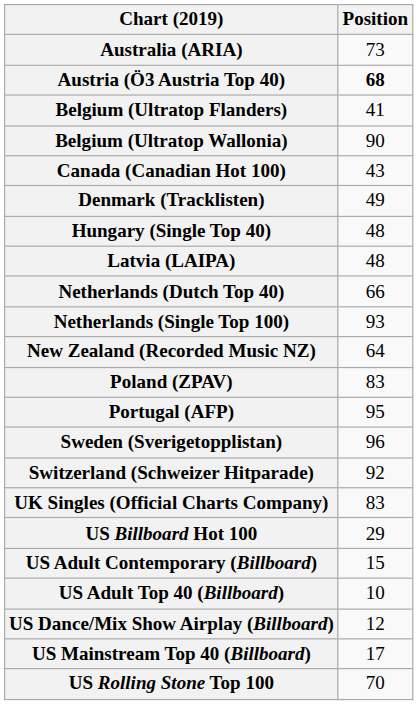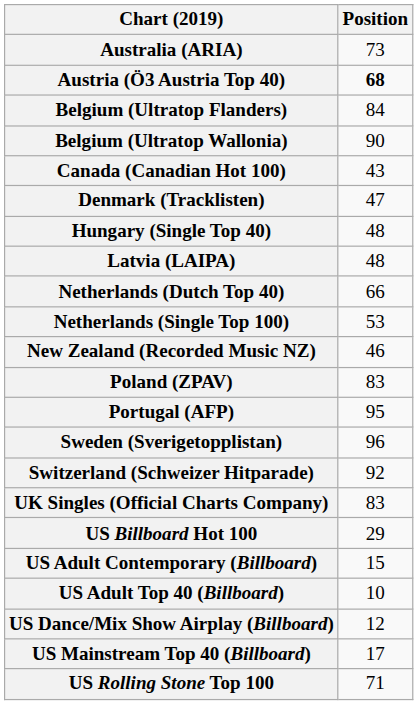(375, 110) 41 -> (375, 110) 84
(375, 200) 49 -> (375, 200) 47
(375, 321) 93 -> (375, 321) 53
(375, 351) 64 -> (375, 351) 46
(375, 683) 70 -> (375, 683) 71
